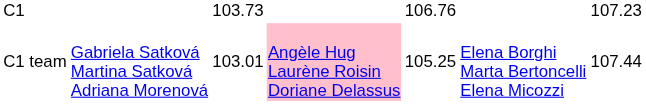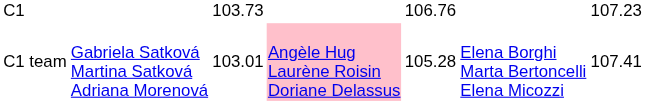(430, 62) 105.25 -> (430, 62) 105.28
(616, 62) 107.44 -> (616, 62) 107.41
